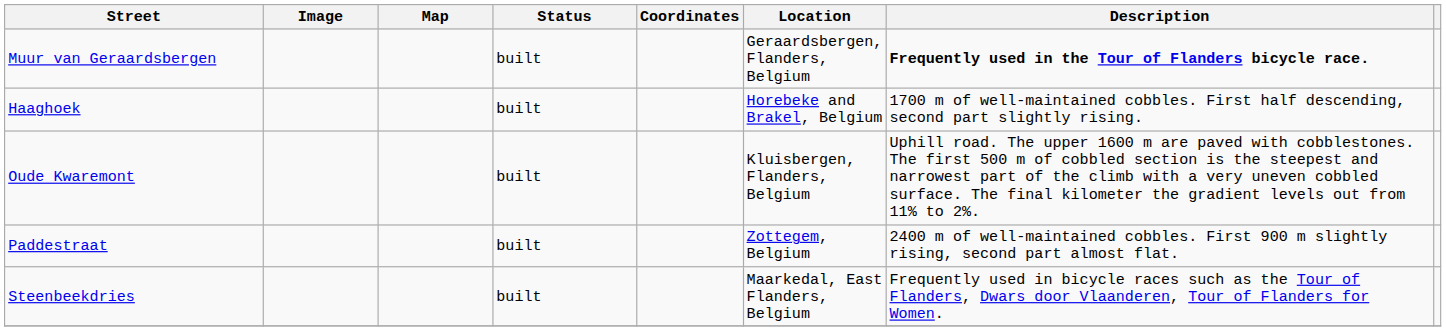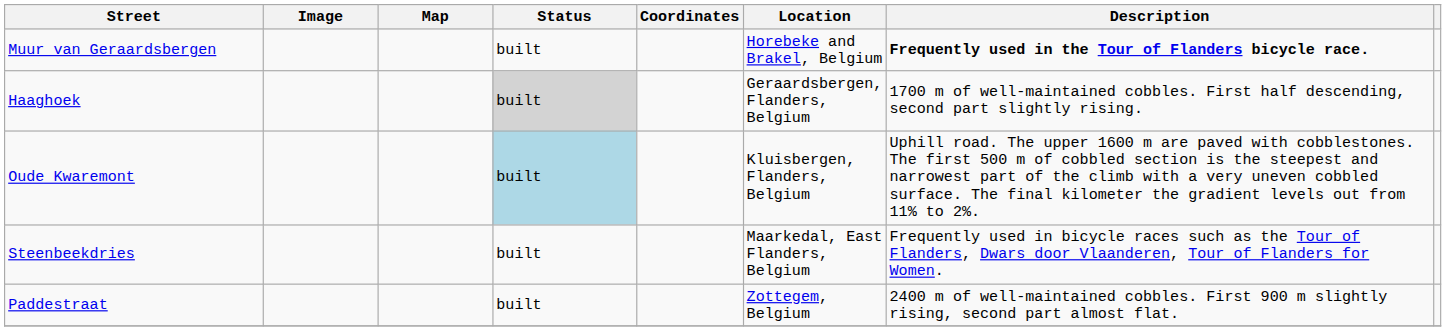(814, 59) Geraardsbergen, Flanders, Belgium -> (814, 50) Horebeke and Brakel, Belgium
(519, 110) no background -> (519, 101) lightgrey background
(814, 110) Horebeke and Brakel, Belgium -> (814, 101) Geraardsbergen, Flanders, Belgium
(519, 178) no background -> (519, 178) lightblue background
rows swapped: (58, 246) <-> (72, 296)
